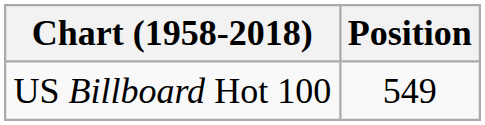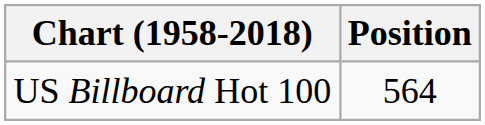(410, 90) 549 -> (410, 90) 564
